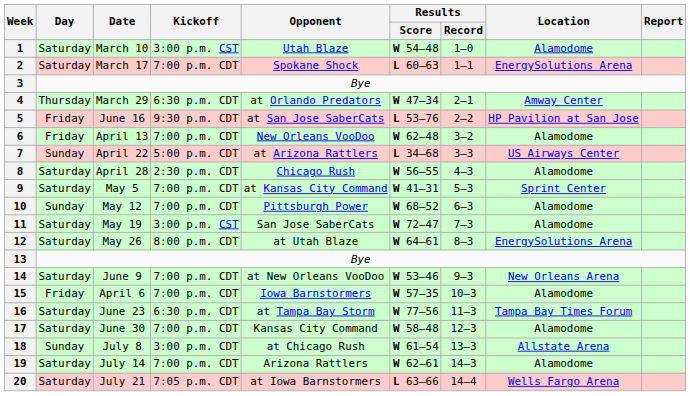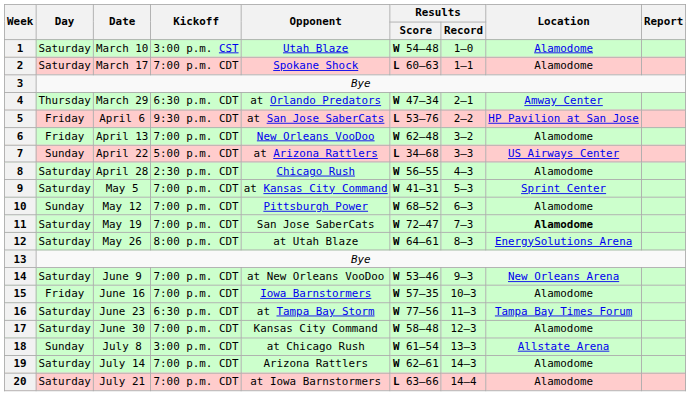(564, 66) EnergySolutions Arena -> (564, 66) Alamodome
(122, 119) June 16 -> (122, 119) April 6
(196, 224) 3:00 p.m. CST -> (196, 224) 7:00 p.m. CDT
(564, 224) normal -> (564, 224) bold
(122, 294) April 6 -> (122, 294) June 16
(196, 382) 7:05 p.m. CDT -> (196, 382) 7:00 p.m. CDT
(564, 382) Wells Fargo Arena -> (564, 382) Alamodome
